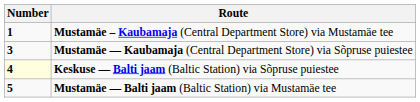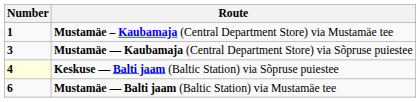(10, 87) 5 -> (10, 87) 6
